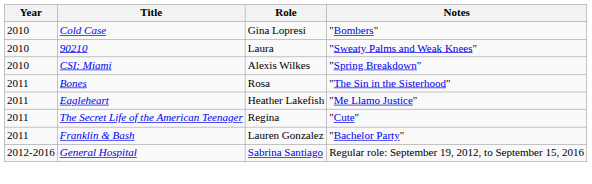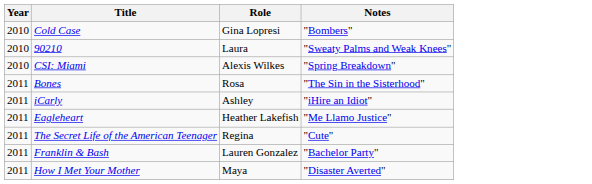+ row: (48, 100)
+ row: (87, 170)
- row: (98, 153)
